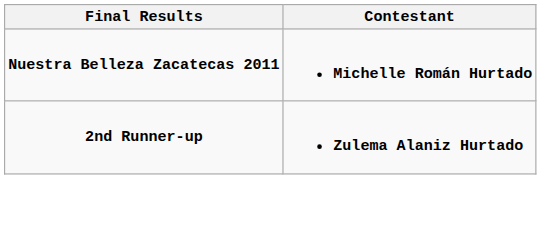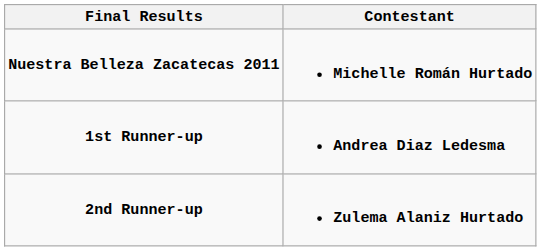+ row: (144, 137)
